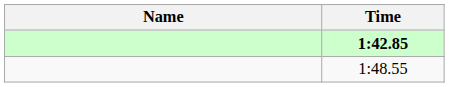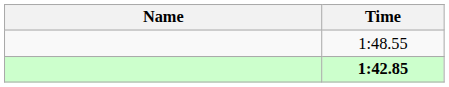rows swapped: (383, 43) <-> (383, 69)
